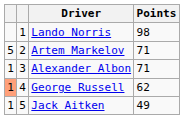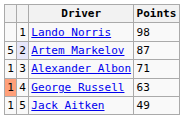(23, 51) no background -> (23, 51) lavender background
(143, 51) 71 -> (143, 51) 87
(143, 87) 62 -> (143, 87) 63
